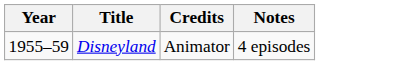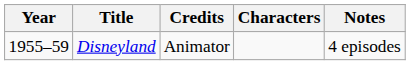+ column: (279, 18)
